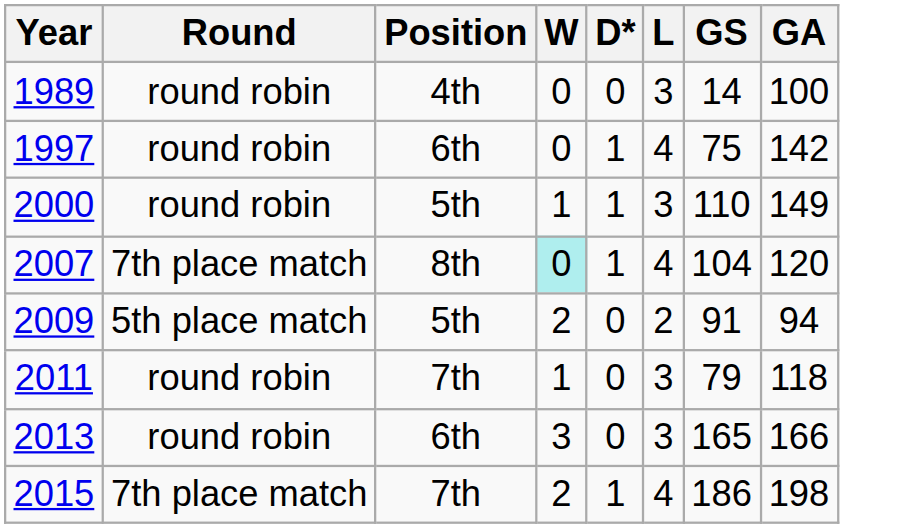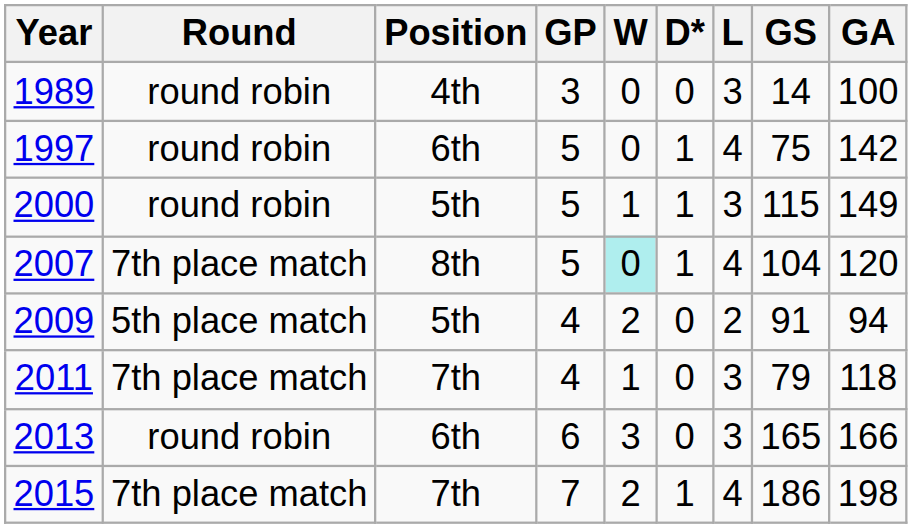+ column: (570, 33)
(722, 206) 110 -> (791, 206) 115
(239, 378) round robin -> (239, 378) 7th place match
